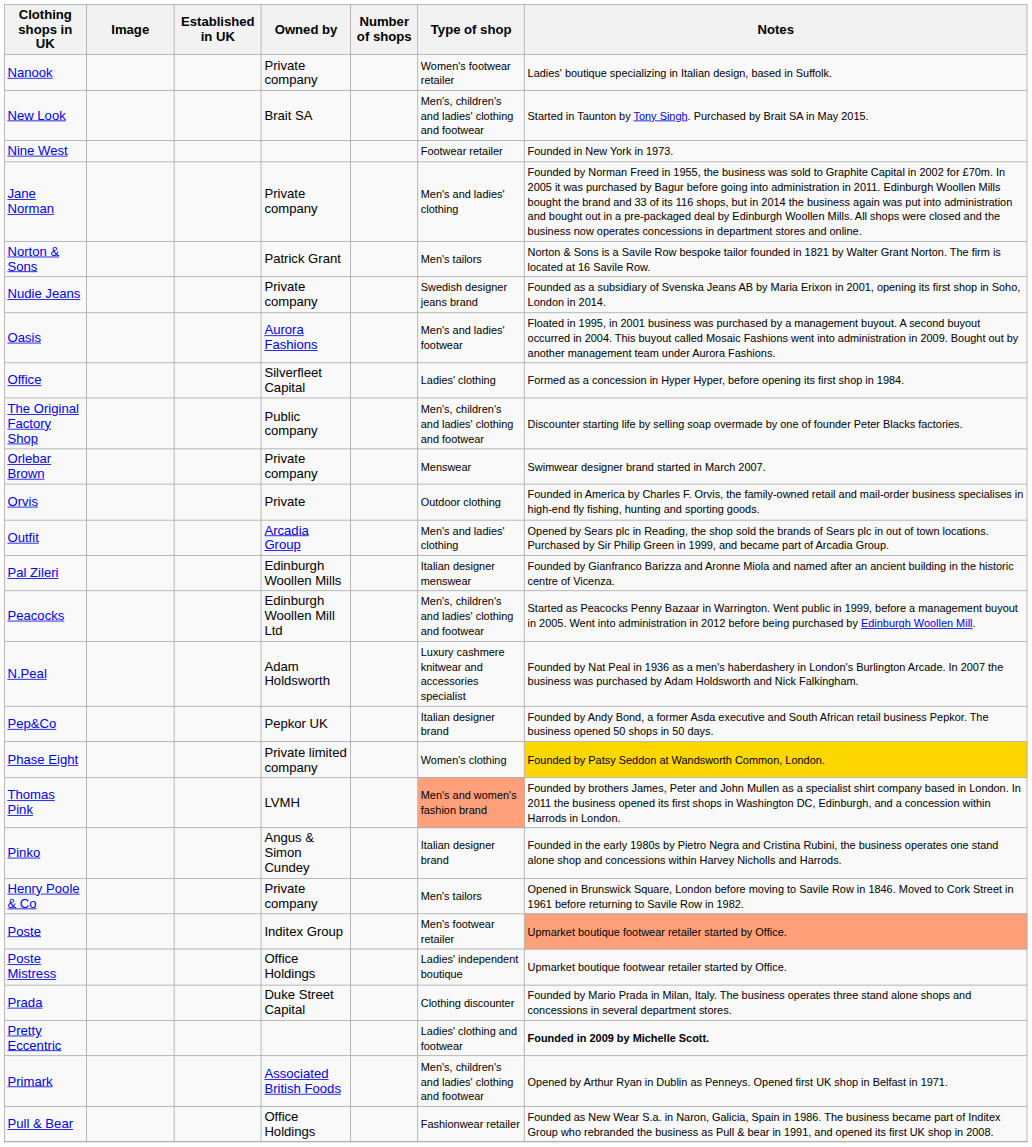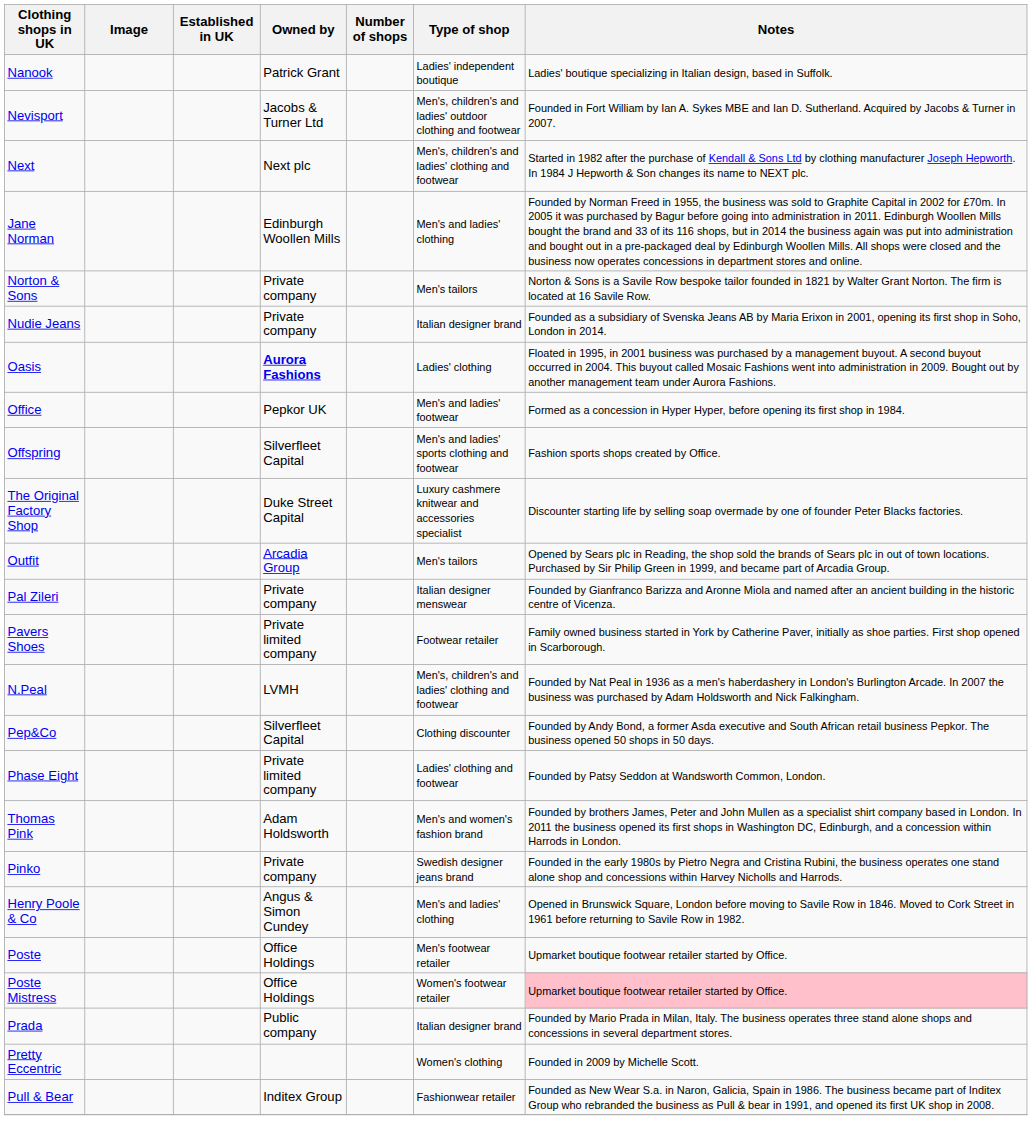(291, 72) Private company -> (301, 72) Patrick Grant
(466, 73) Women's footwear retailer -> (465, 73) Ladies' independent boutique
+ row: (35, 115)
- row: (37, 115)
+ row: (21, 165)
- row: (38, 151)
(291, 201) Private company -> (302, 230) Edinburgh Woollen Mills
(303, 259) Patrick Grant -> (290, 288) Private company
(464, 295) Swedish designer jeans brand -> (469, 325) Italian designer brand
(291, 337) normal -> (292, 367) bold
(463, 338) Men's and ladies' footwear -> (454, 368) Ladies' clothing
(293, 380) Silverfleet Capital -> (295, 410) Pepkor UK
(458, 381) Ladies' clothing -> (458, 410) Men's and ladies' footwear
+ row: (34, 453)
(291, 423) Public company -> (298, 510) Duke Street Capital
(467, 424) Men's, children's and ladies' clothing and footwear -> (458, 511) Luxury cashmere knitwear and accessories specialist
- row: (29, 466)
- row: (23, 502)
(463, 538) Men's and ladies' clothing -> (447, 561) Men's tailors
(303, 573) Edinburgh Woollen Mills -> (290, 596) Private company
+ row: (28, 639)
- row: (36, 616)
(297, 673) Adam Holdsworth -> (281, 689) LVMH
(463, 674) Luxury cashmere knitwear and accessories specialist -> (467, 690) Men's, children's and ladies' clothing and footwear
(296, 724) Pepkor UK -> (292, 732) Silverfleet Capital
(458, 725) Italian designer brand -> (463, 733) Clothing discounter
(464, 760) Women's clothing -> (465, 776) Ladies' clothing and footwear
(676, 760) gold background -> (677, 776) no background
(282, 802) LVMH -> (296, 826) Adam Holdsworth
(469, 803) lightsalmon background -> (464, 827) no background
(289, 853) Angus & Simon Cundey -> (290, 869) Private company
(458, 853) Italian designer brand -> (460, 869) Swedish designer jeans brand
(291, 895) Private company -> (288, 912) Angus & Simon Cundey
(451, 896) Men's tailors -> (458, 912) Men's and ladies' clothing
(304, 931) Inditex Group -> (289, 955) Office Holdings
(657, 932) lightsalmon background -> (658, 955) no background
(470, 967) Ladies' independent boutique -> (461, 991) Women's footwear retailer
(657, 967) no background -> (658, 991) pink background
(299, 1002) Duke Street Capital -> (290, 1026) Public company
(468, 1003) Clothing discounter -> (469, 1026) Italian designer brand
(469, 1039) Ladies' clothing and footwear -> (459, 1062) Women's clothing
(618, 1038) bold -> (614, 1062) normal
- row: (30, 1081)
(290, 1124) Office Holdings -> (303, 1097) Inditex Group
